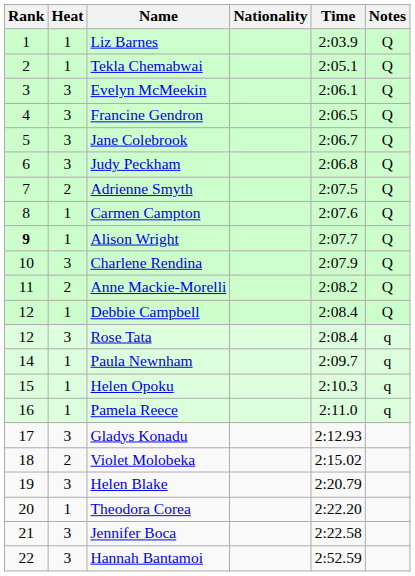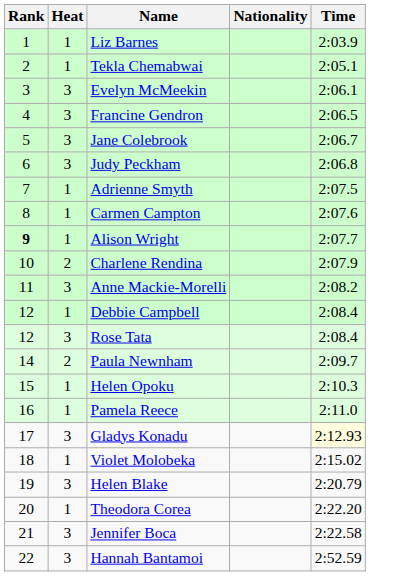- column: (387, 16)
(67, 189) 2 -> (67, 189) 1
(67, 262) 3 -> (67, 262) 2
(67, 287) 2 -> (67, 287) 3
(67, 361) 1 -> (67, 361) 2
(338, 435) no background -> (338, 435) lightyellow background
(67, 459) 2 -> (67, 459) 1
